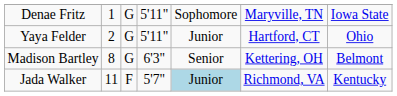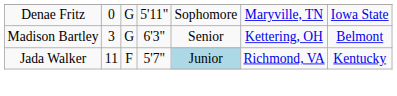(111, 15) 1 -> (111, 15) 0
- row: (53, 36)
(111, 58) 8 -> (111, 36) 3
